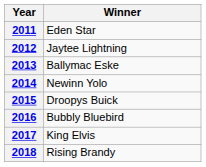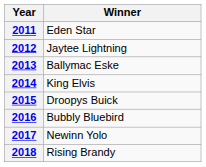(77, 83) Newinn Yolo -> (71, 83) King Elvis
(71, 135) King Elvis -> (77, 135) Newinn Yolo
